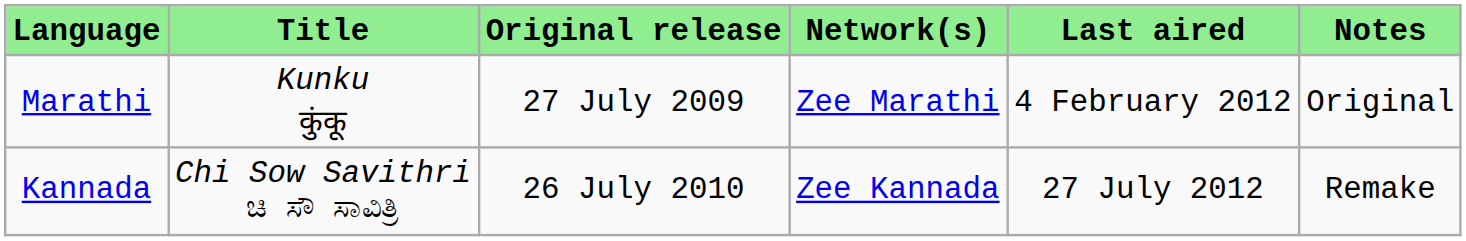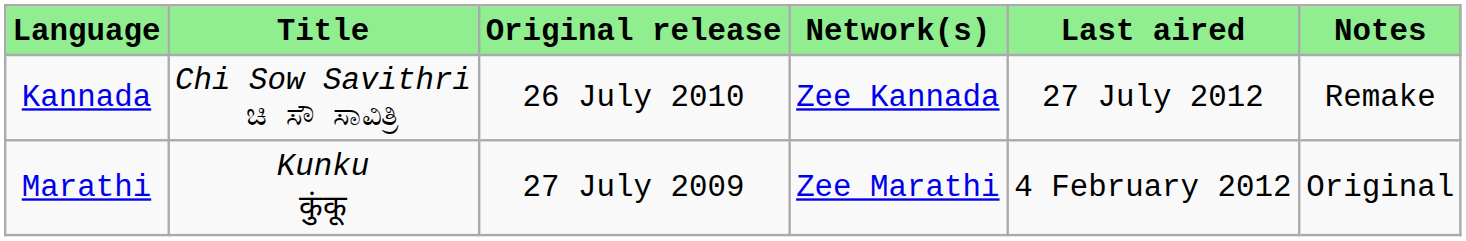rows swapped: (86, 102) <-> (86, 191)
